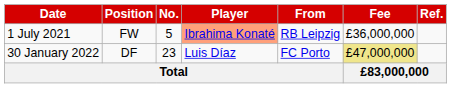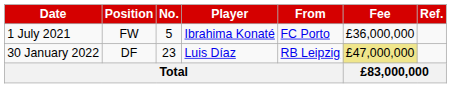(230, 33) lightsalmon background -> (230, 33) no background
(310, 33) RB Leipzig -> (305, 33) FC Porto
(305, 53) FC Porto -> (310, 53) RB Leipzig
